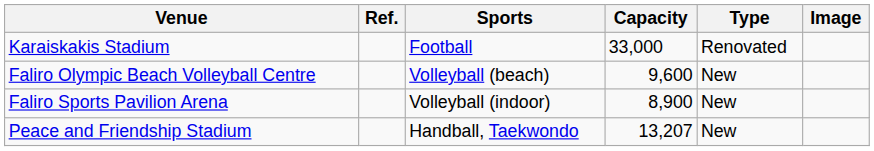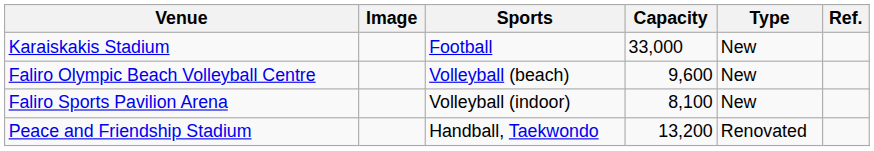columns swapped: (836, 18) <-> (382, 18)
(744, 46) Renovated -> (739, 46) New
(670, 103) 8,900 -> (690, 103) 8,100
(666, 131) 13,207 -> (686, 131) 13,200
(719, 131) New -> (764, 131) Renovated
